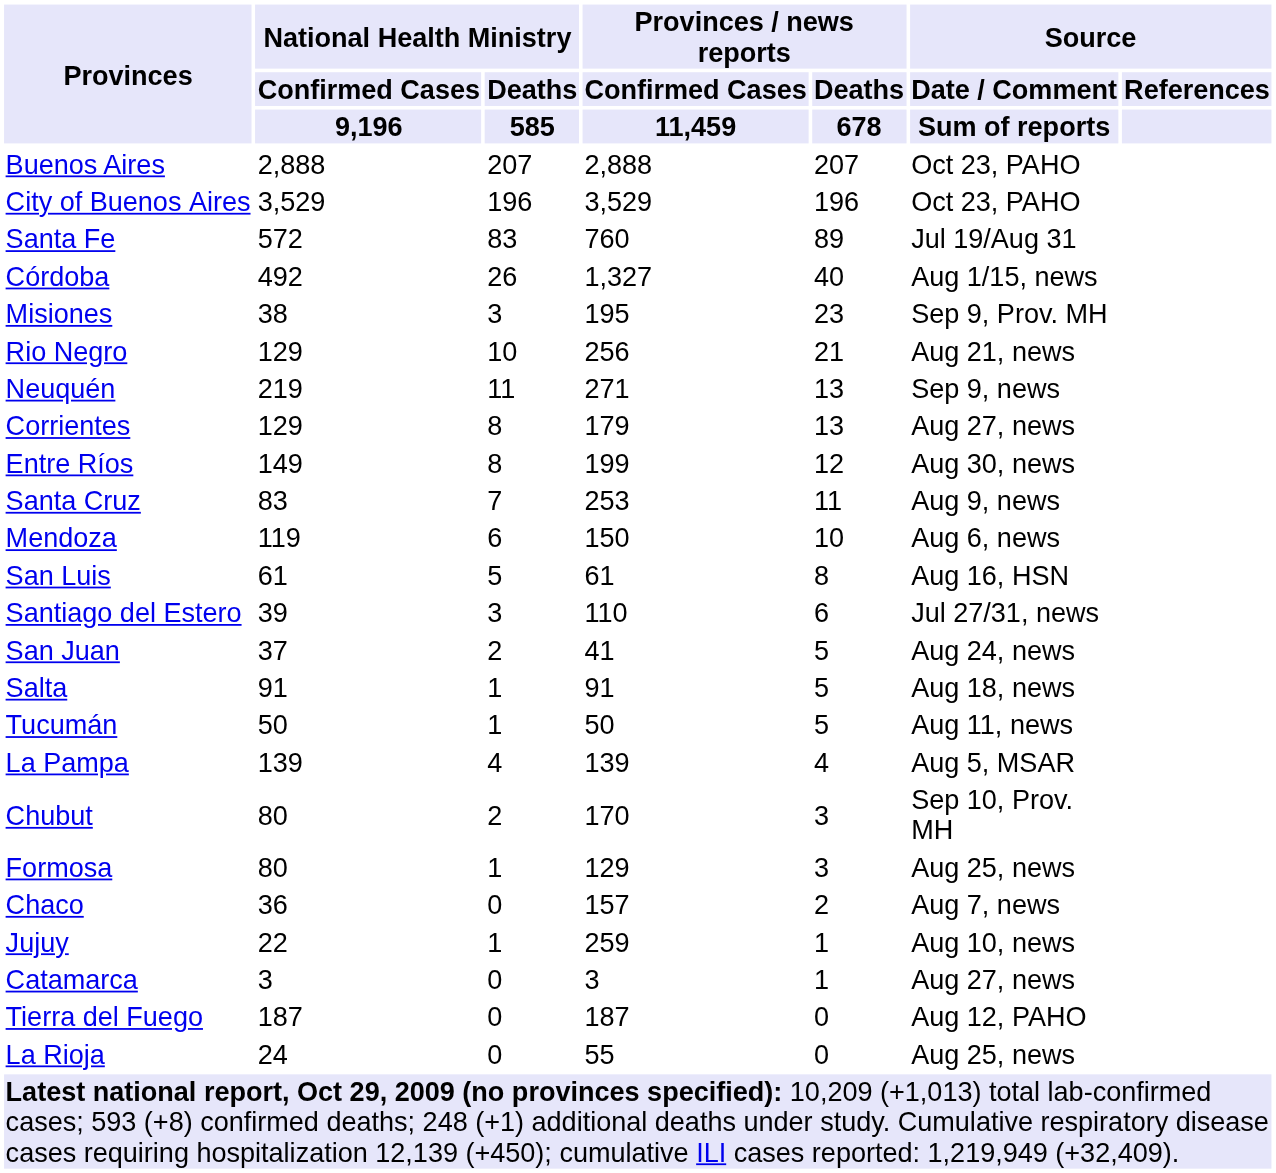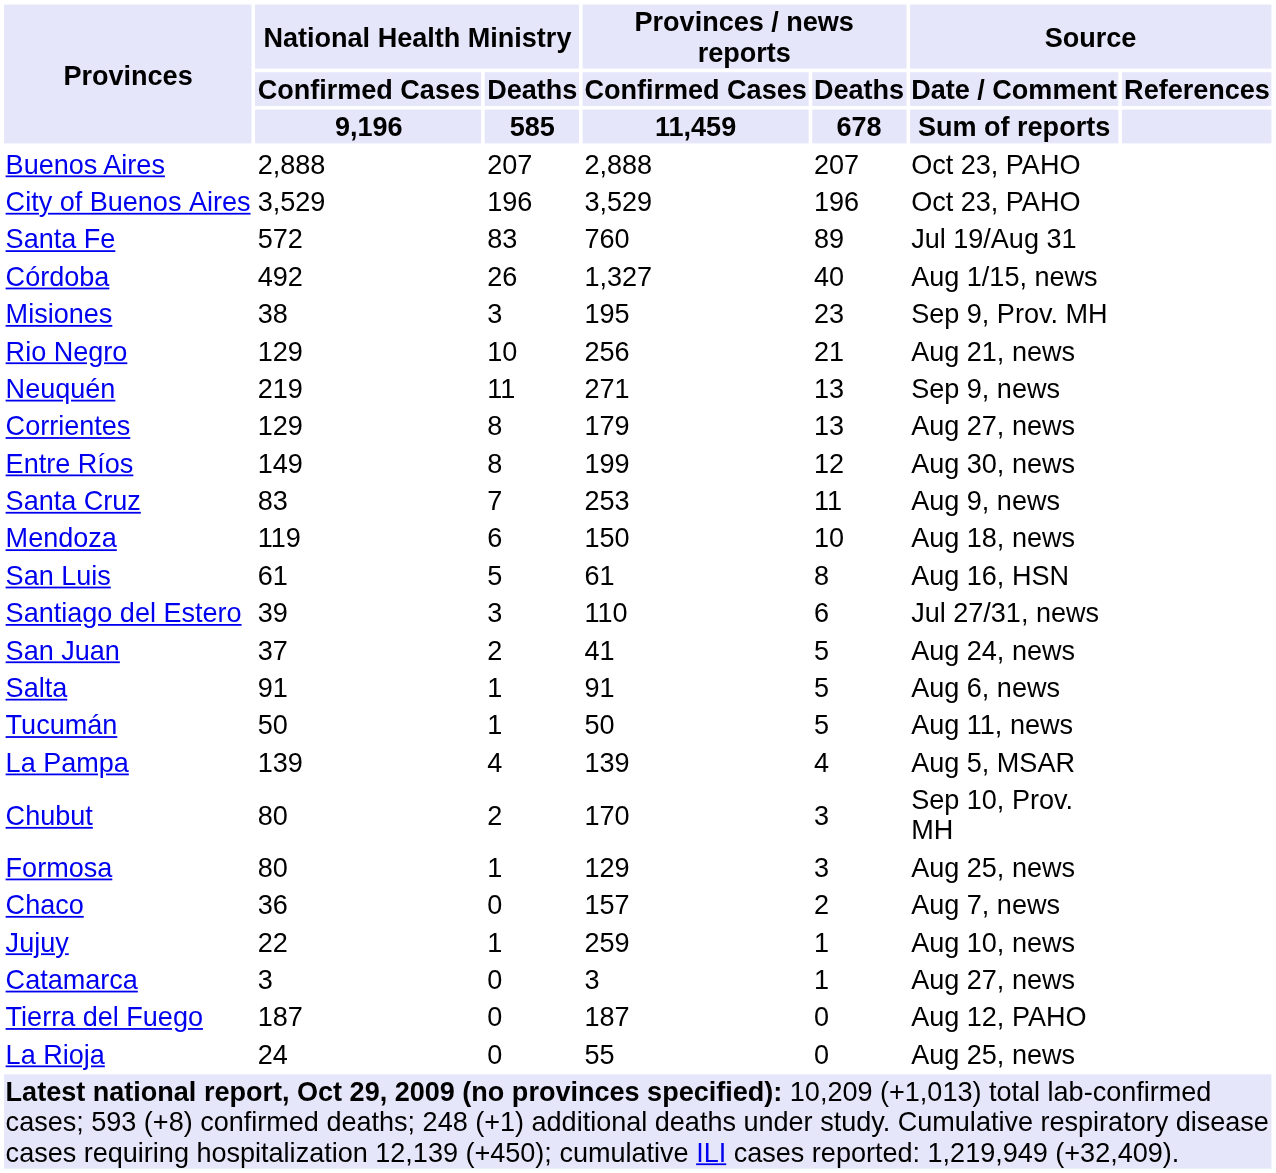(986, 538) Aug 6, news -> (993, 538) Aug 18, news
(993, 687) Aug 18, news -> (986, 687) Aug 6, news
